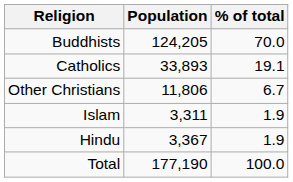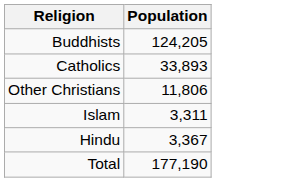- column: (250, 16)
